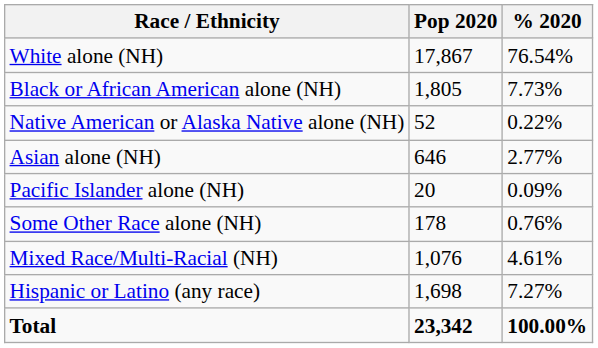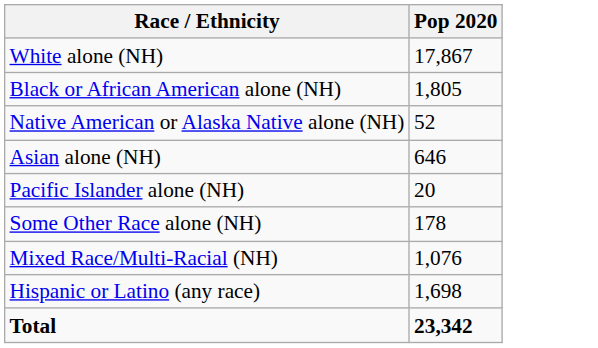- column: (547, 21)
